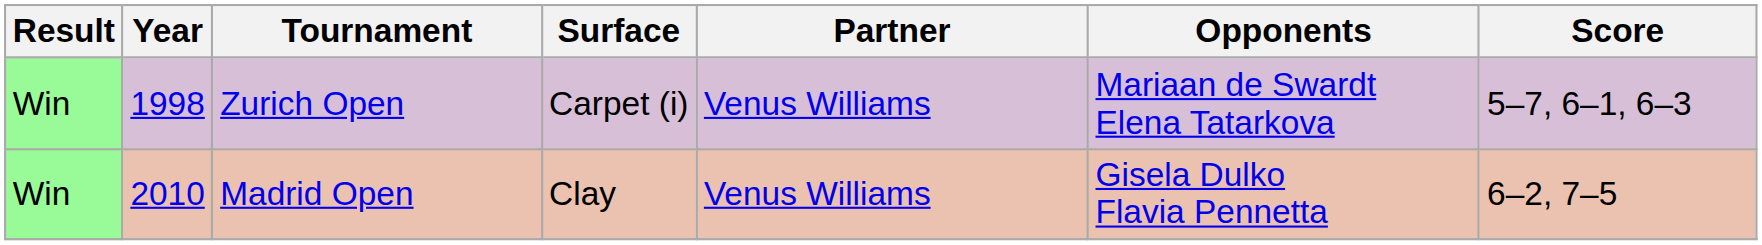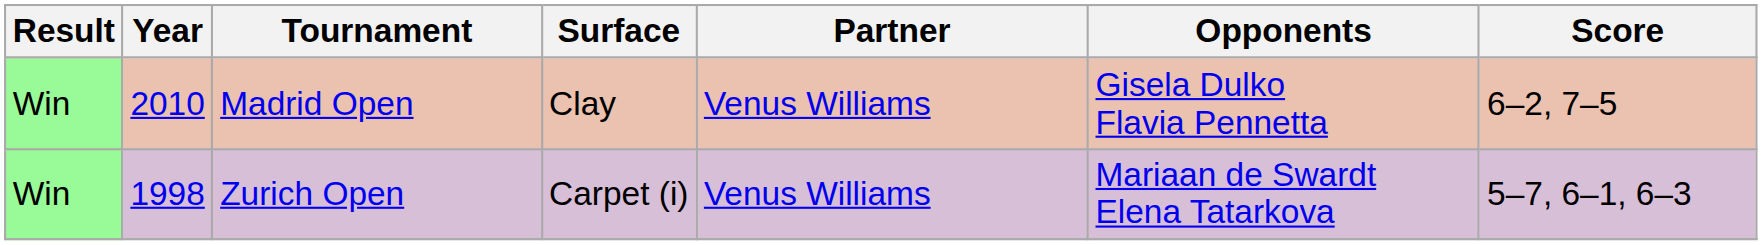rows swapped: (312, 102) <-> (317, 193)
